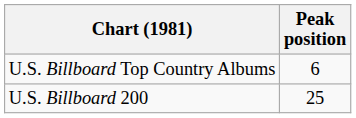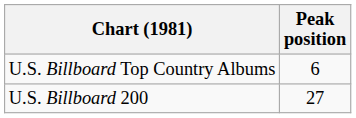(315, 98) 25 -> (315, 98) 27
